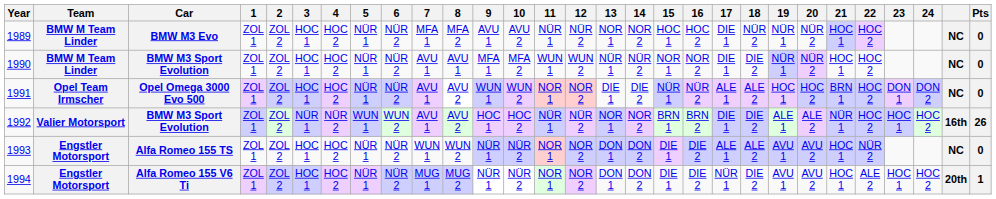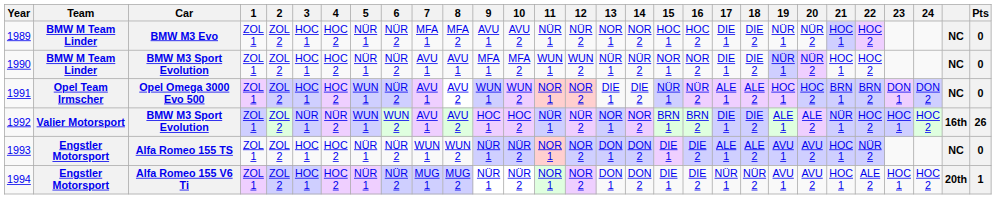(755, 35) NÜR 2 -> (755, 35) DIE 2
(366, 93) NÜR 1 -> (366, 93) WUN 1
(870, 93) HOC 2 -> (870, 93) BRN 2
(755, 179) DIE 2 -> (755, 179) NÜR 2
